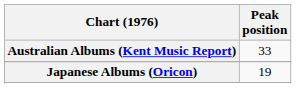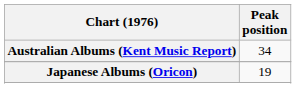(265, 51) 33 -> (265, 51) 34
